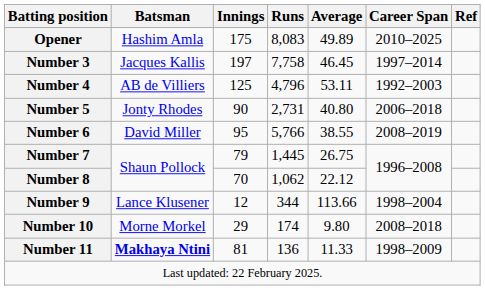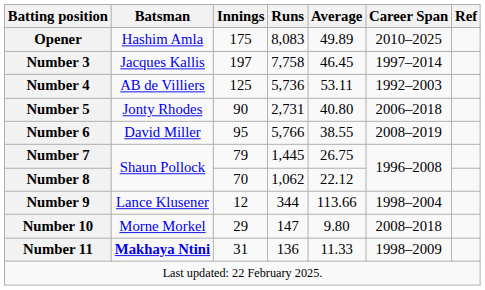(288, 86) 4,796 -> (288, 86) 5,736
(288, 226) 174 -> (288, 226) 147
(241, 249) 81 -> (241, 249) 31
